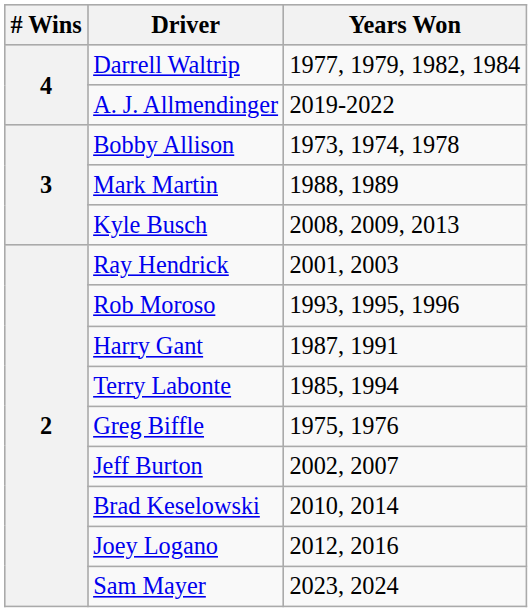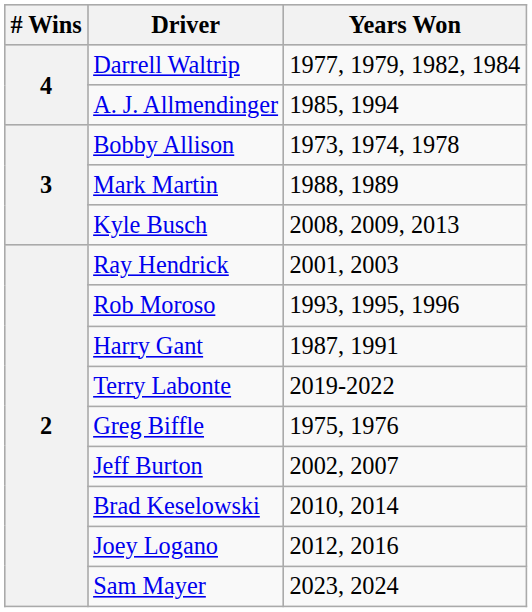(342, 104) 2019-2022 -> (344, 104) 1985, 1994
(344, 385) 1985, 1994 -> (342, 385) 2019-2022
